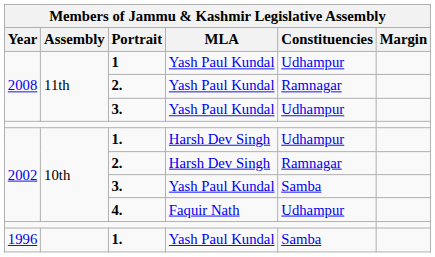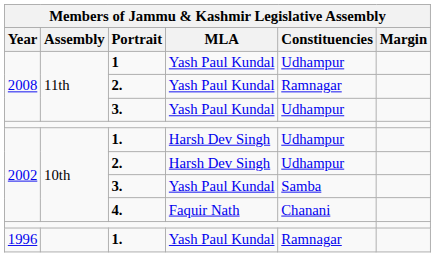(312, 163) Ramnagar -> (313, 163) Udhampur
(313, 209) Udhampur -> (306, 209) Chanani
(301, 239) Samba -> (312, 239) Ramnagar
